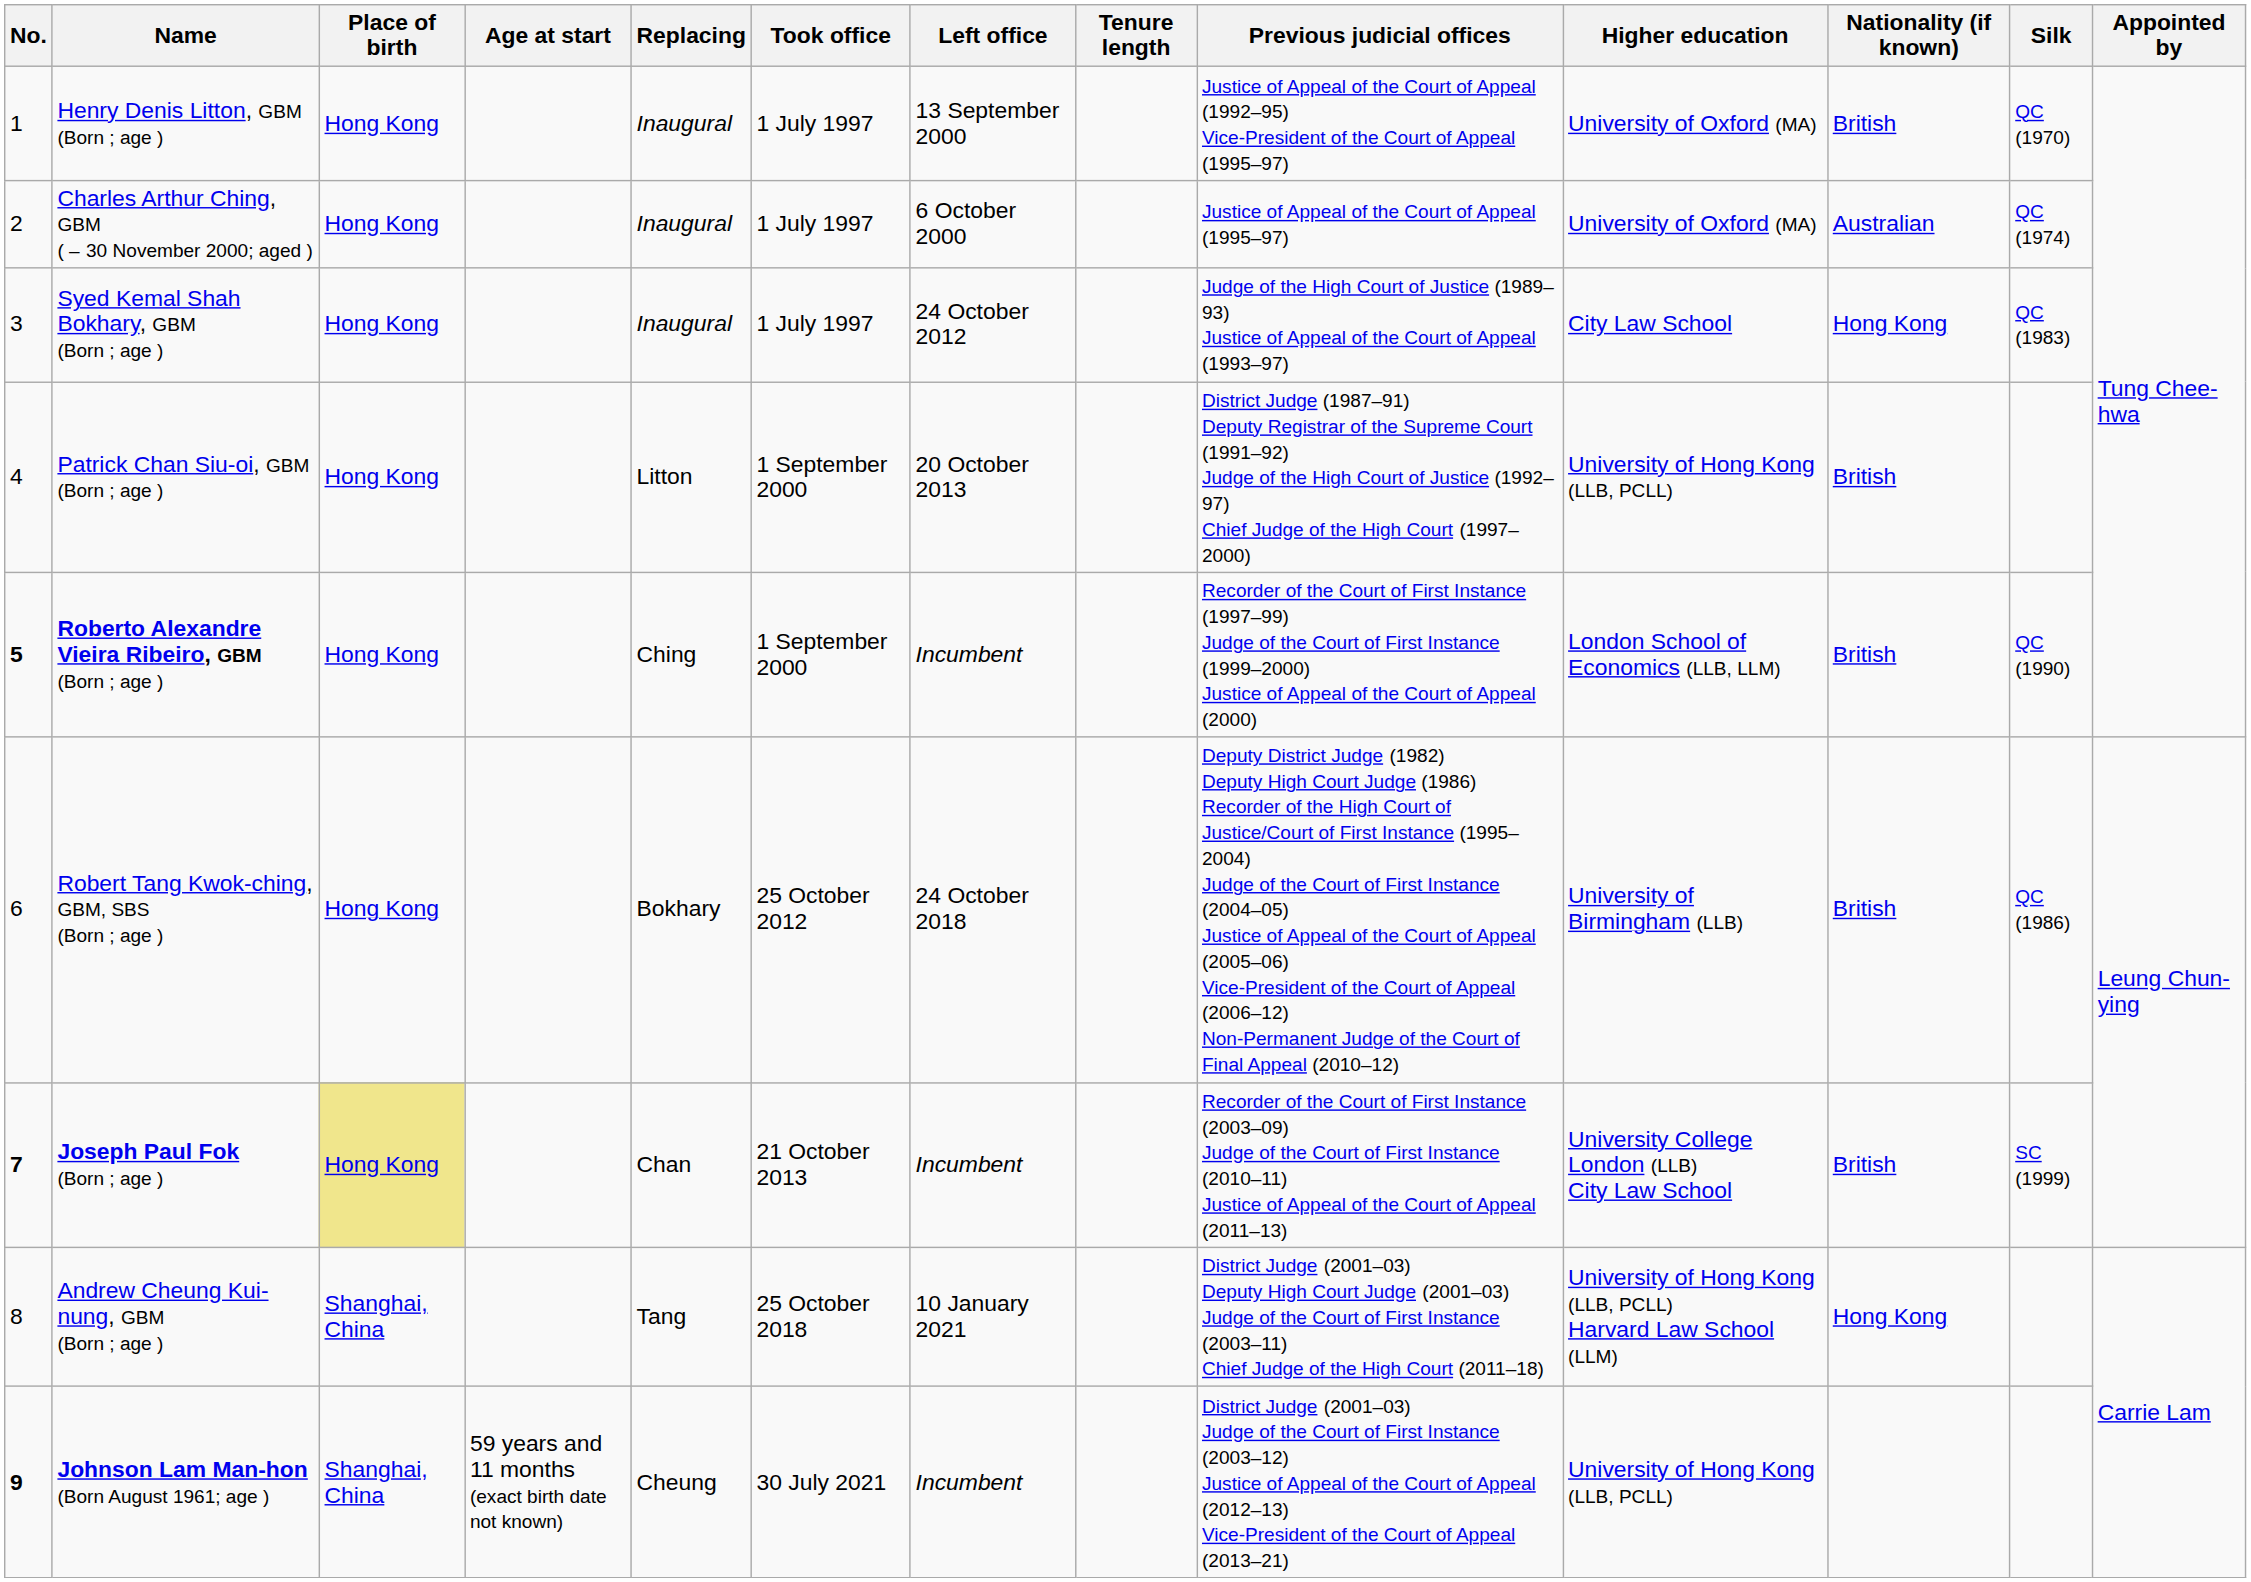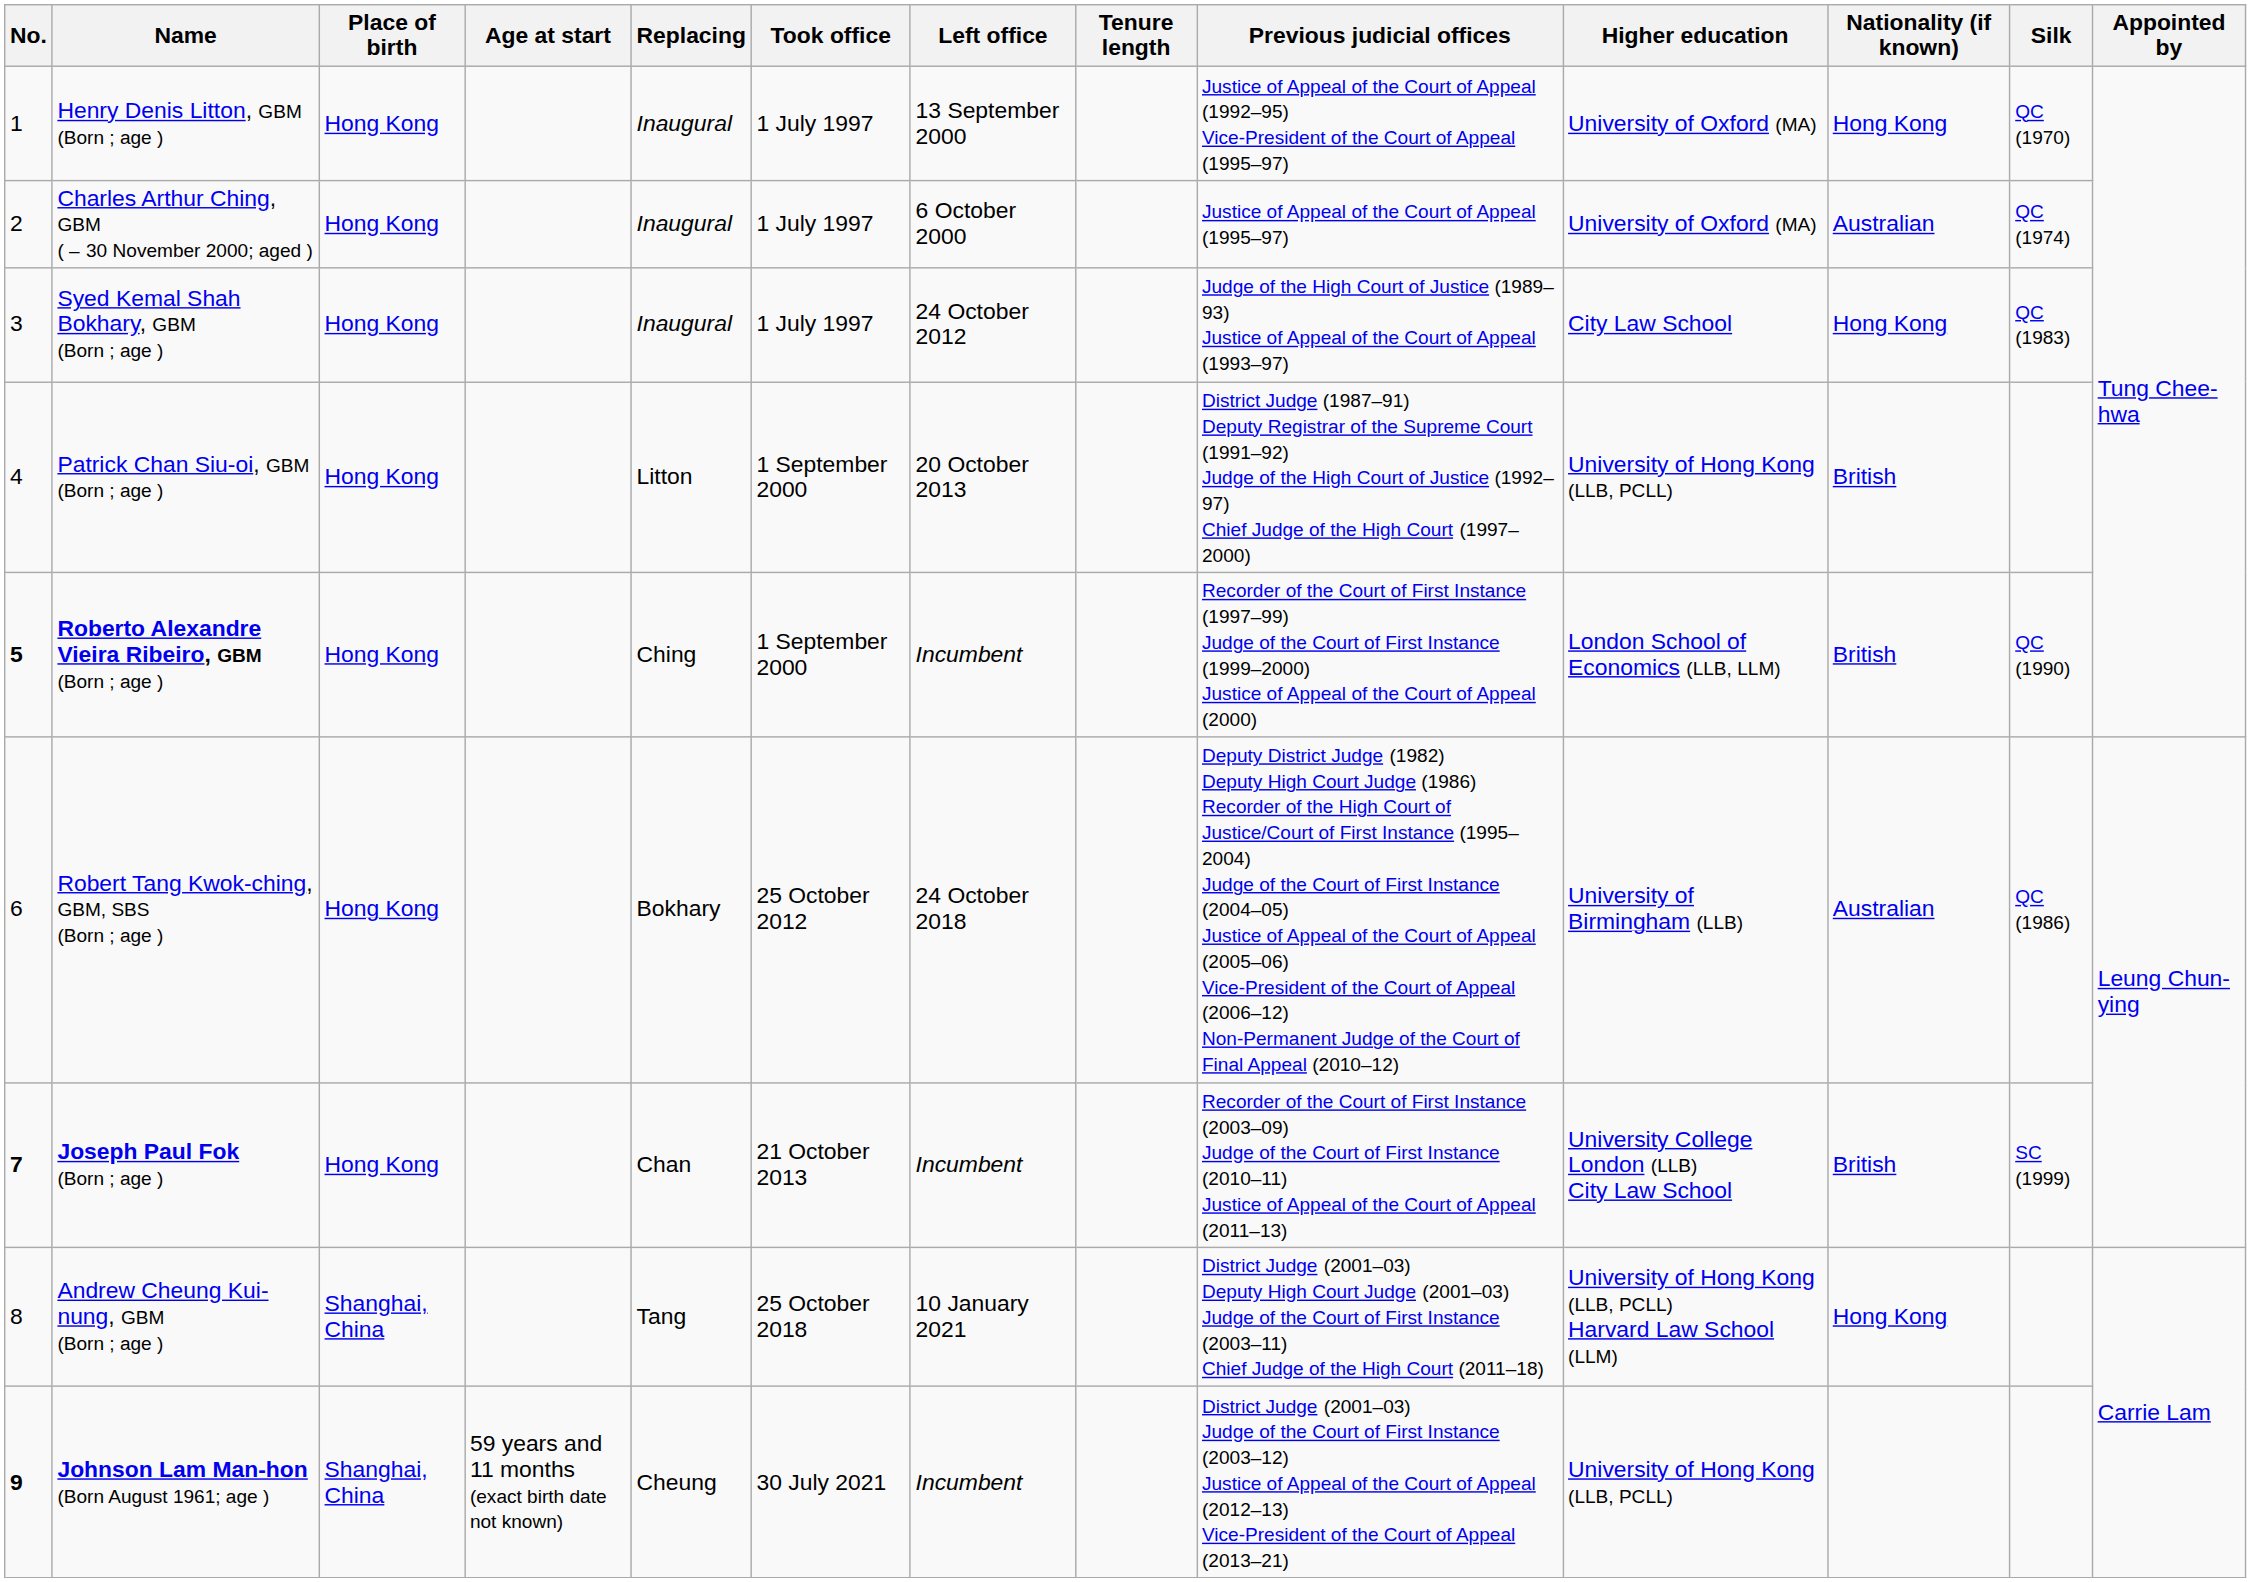(1865, 123) British -> (1890, 123) Hong Kong
(1865, 909) British -> (1884, 909) Australian
(382, 1164) khaki background -> (382, 1164) no background
